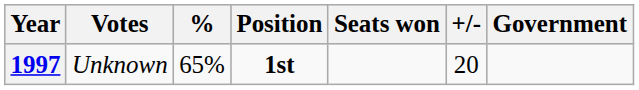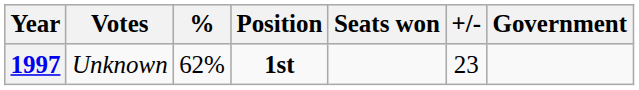(202, 63) 65% -> (202, 63) 62%
(466, 63) 20 -> (466, 63) 23
